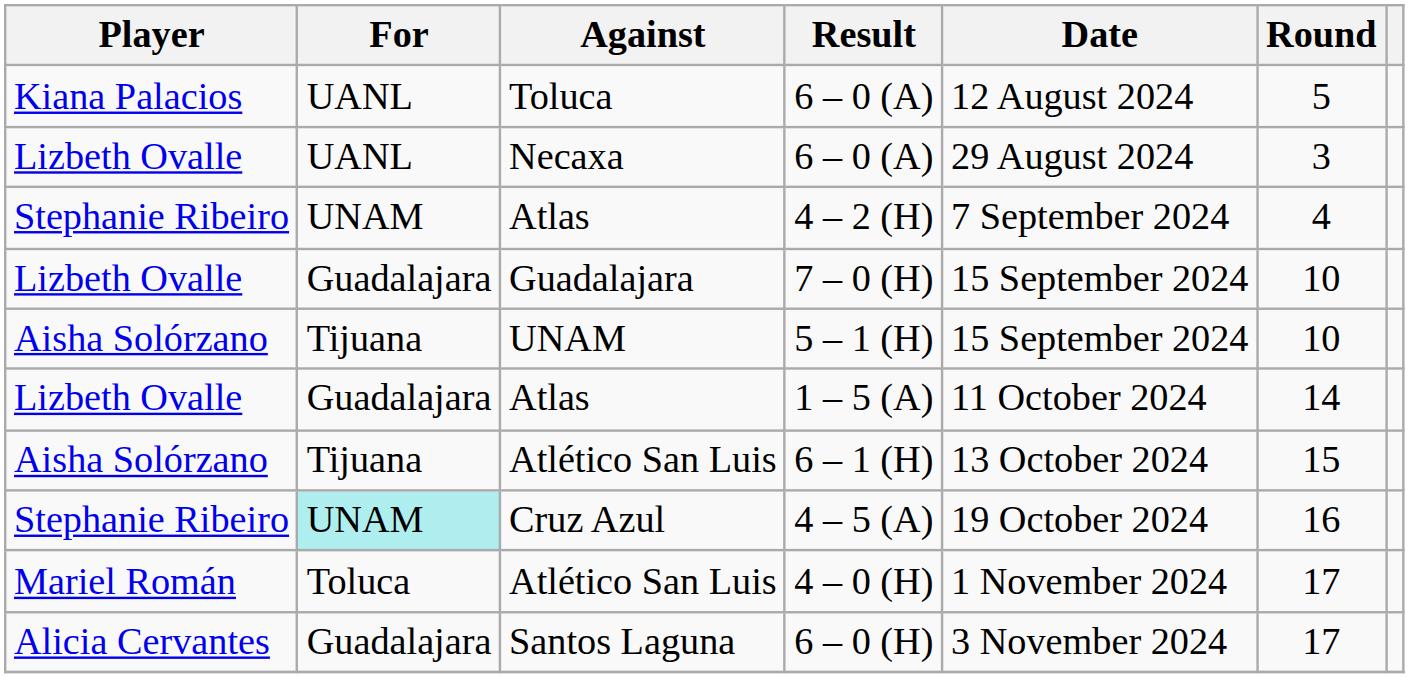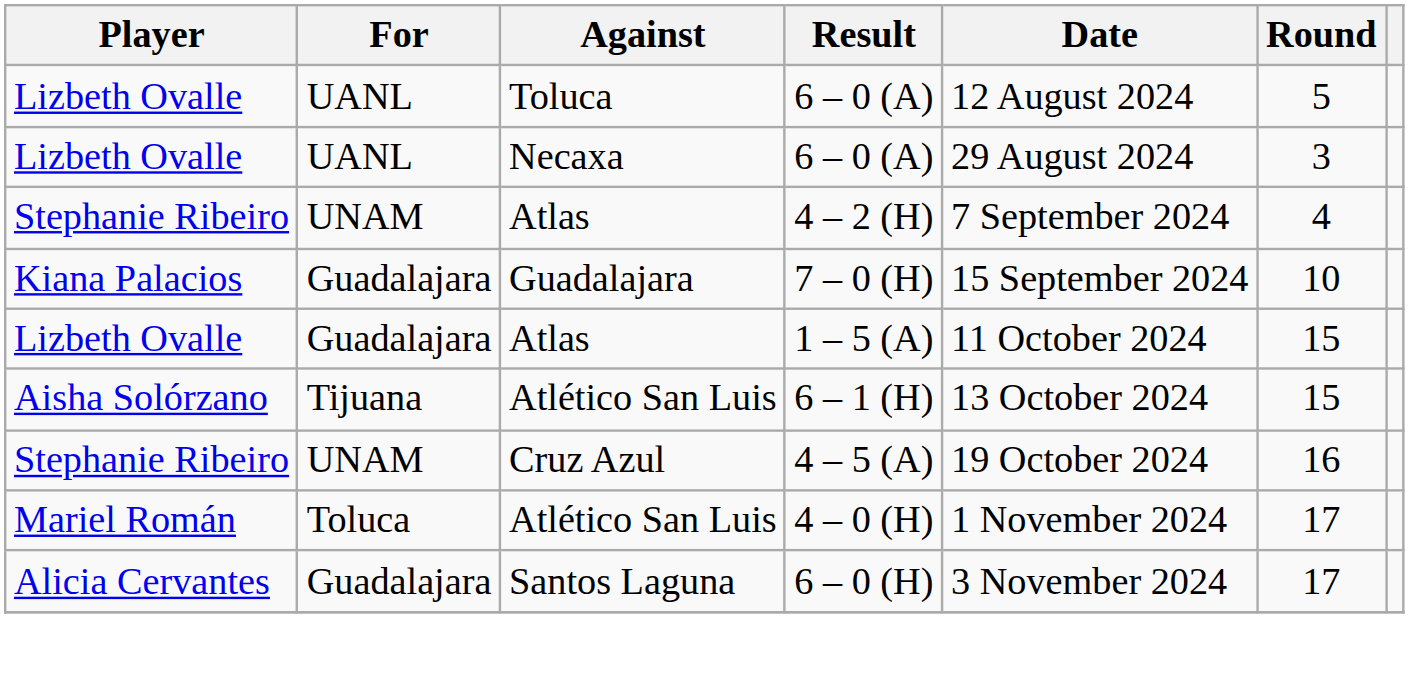(128, 95) Kiana Palacios -> (128, 95) Lizbeth Ovalle
(128, 277) Lizbeth Ovalle -> (128, 277) Kiana Palacios
- row: (567, 338)
(1321, 398) 14 -> (1321, 338) 15
(365, 519) paleturquoise background -> (365, 459) no background
